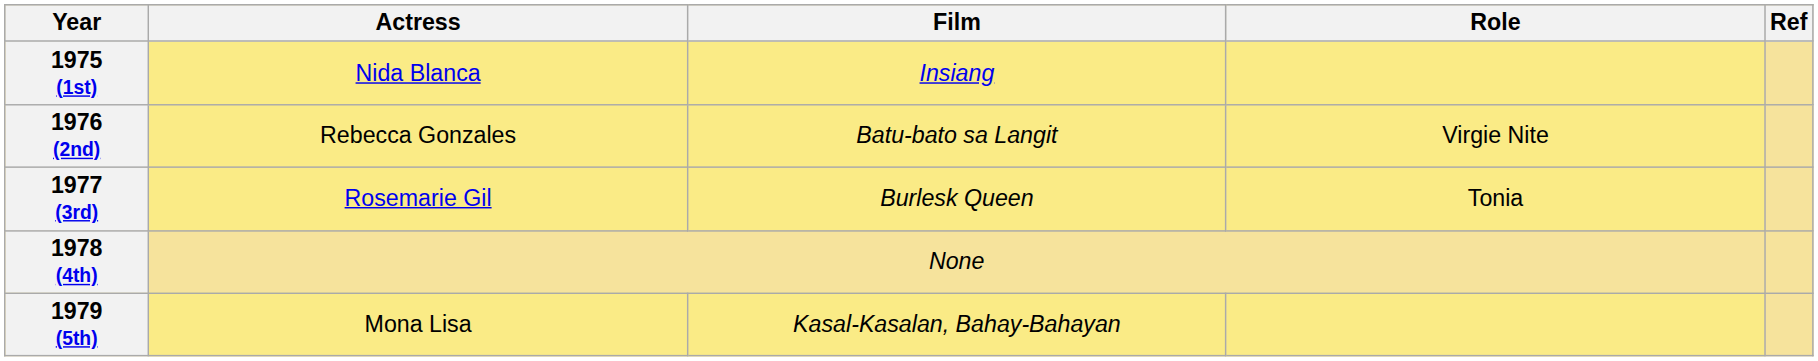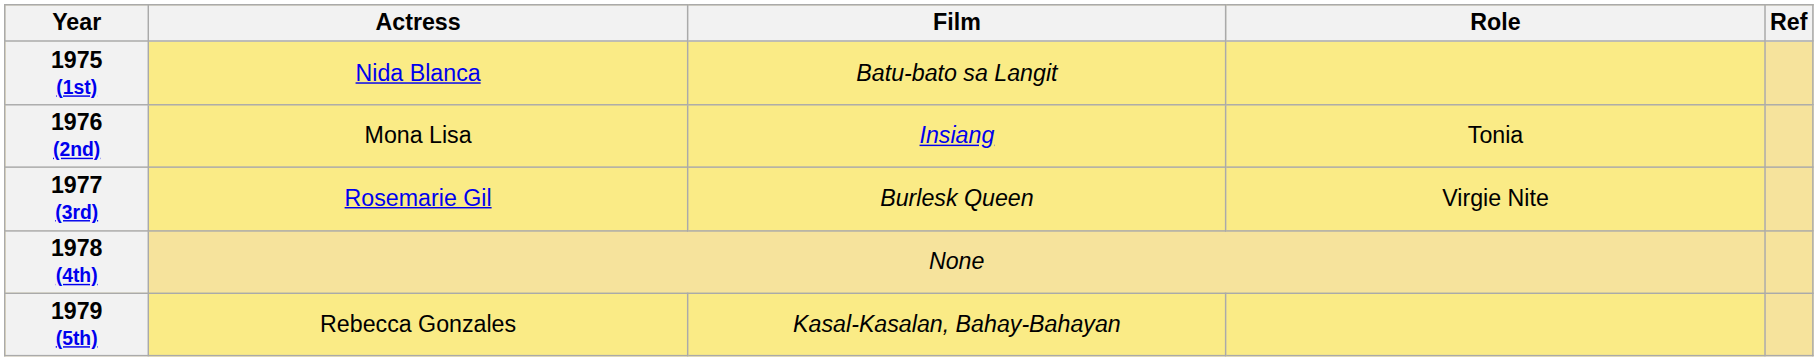(957, 72) Insiang -> (957, 72) Batu-bato sa Langit
(418, 135) Rebecca Gonzales -> (418, 135) Mona Lisa
(957, 135) Batu-bato sa Langit -> (957, 135) Insiang
(1495, 135) Virgie Nite -> (1496, 135) Tonia
(1496, 198) Tonia -> (1495, 198) Virgie Nite
(418, 324) Mona Lisa -> (418, 324) Rebecca Gonzales
